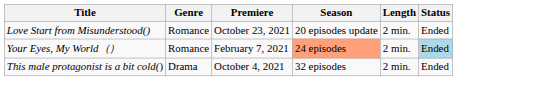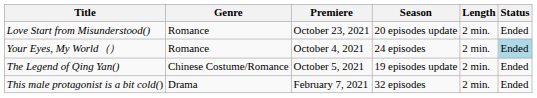(251, 48) February 7, 2021 -> (329, 48) October 4, 2021
(321, 48) lightsalmon background -> (400, 48) no background
+ row: (63, 66)
(249, 66) October 4, 2021 -> (331, 84) February 7, 2021
